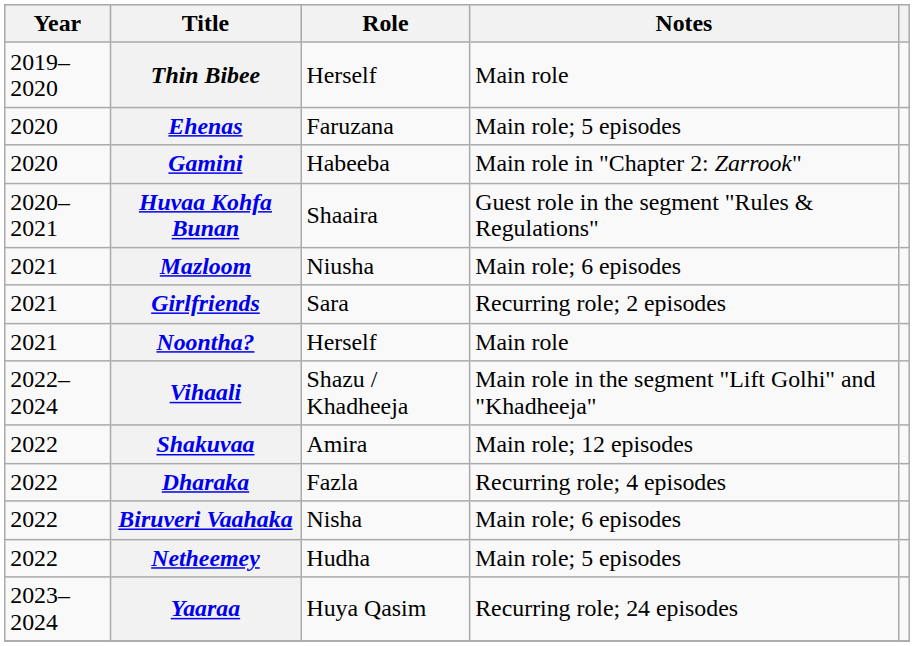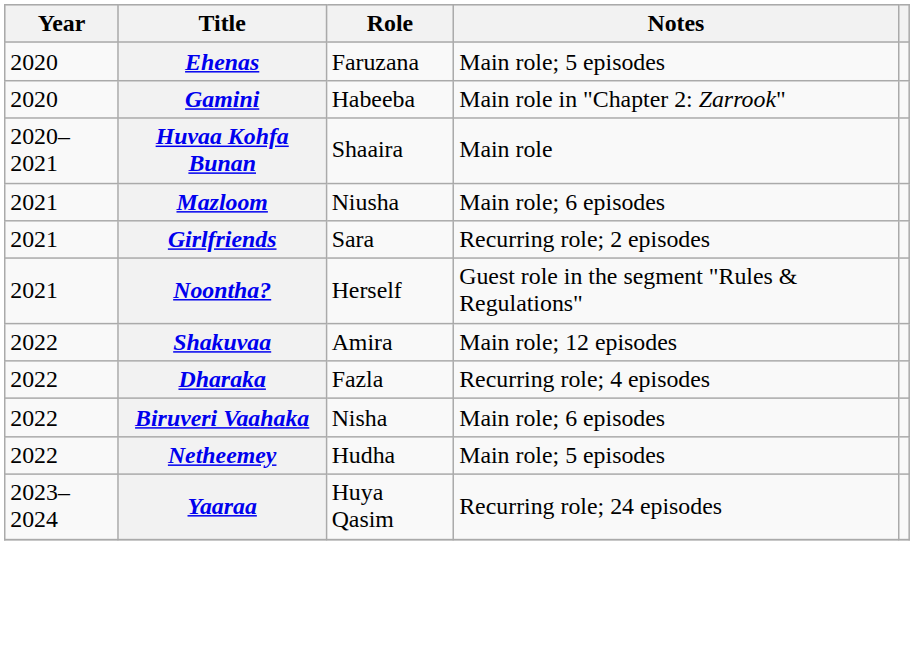- row: (205, 74)
(644, 214) Guest role in the segment "Rules & Regulations" -> (506, 150) Main role
(522, 341) Main role -> (628, 290) Guest role in the segment "Rules & Regulations"
- row: (205, 392)
